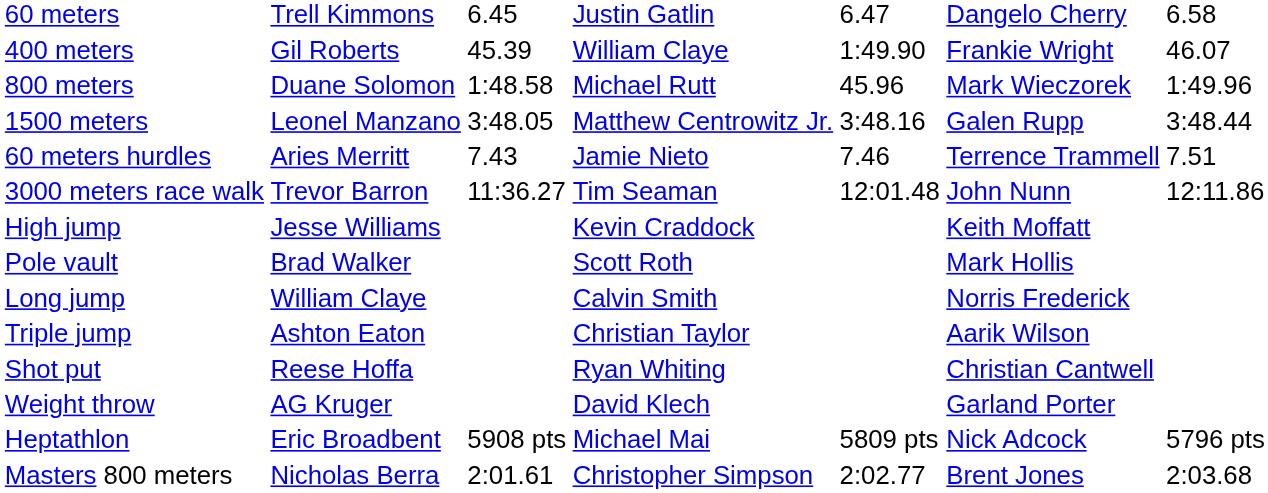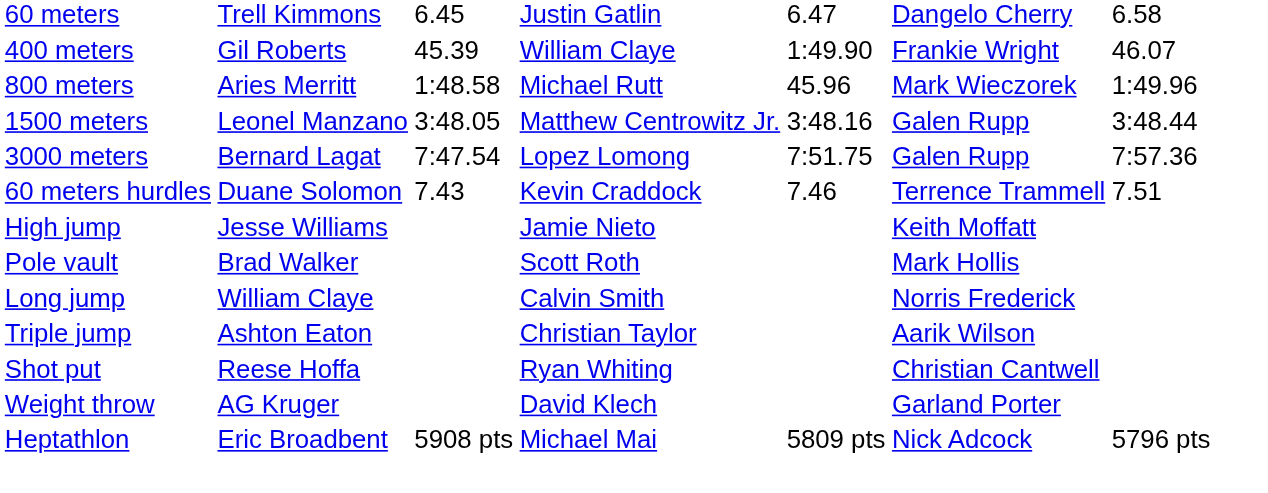(363, 85) Duane Solomon -> (287, 85) Aries Merritt
+ row: (76, 156)
(340, 156) Aries Merritt -> (310, 192) Duane Solomon
(641, 156) Jamie Nieto -> (611, 192) Kevin Craddock
- row: (134, 192)
(664, 227) Kevin Craddock -> (588, 227) Jamie Nieto
- row: (119, 475)
